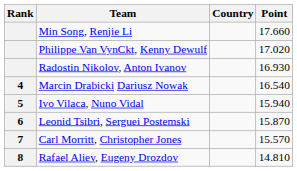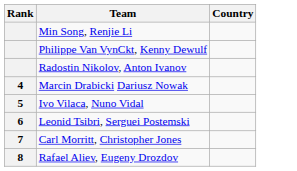- column: (274, 13)
